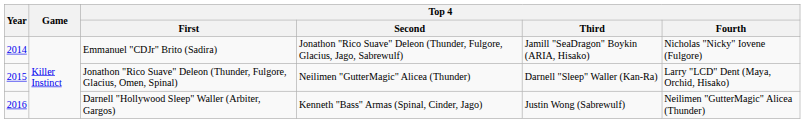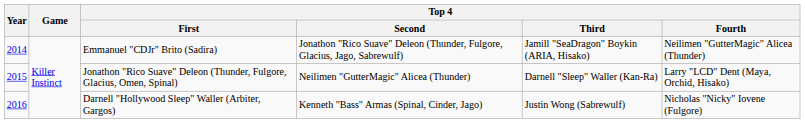(715, 50) Nicholas "Nicky" Iovene (Fulgore) -> (728, 50) Neilimen "GutterMagic" Alicea (Thunder)
(728, 104) Neilimen "GutterMagic" Alicea (Thunder) -> (715, 104) Nicholas "Nicky" Iovene (Fulgore)
